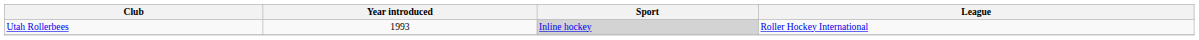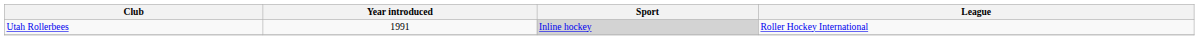(400, 27) 1993 -> (400, 27) 1991
